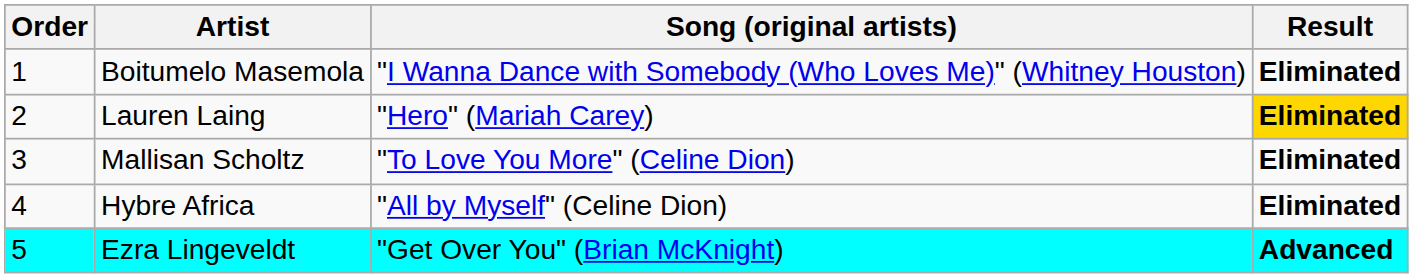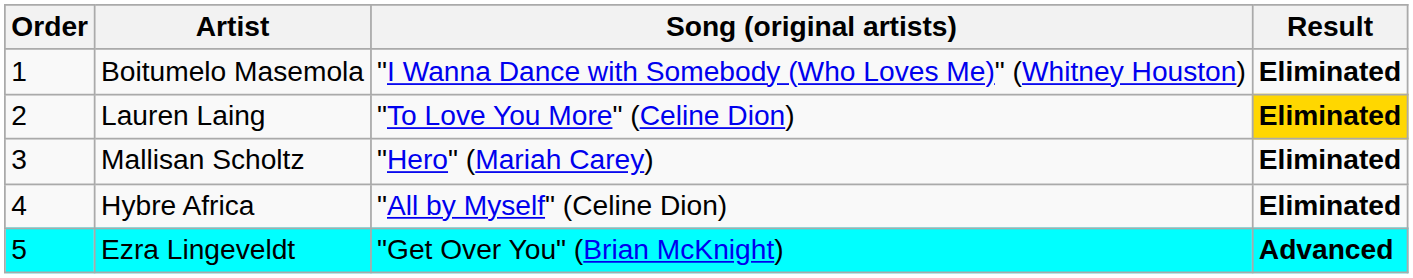(515, 116) "Hero" (Mariah Carey) -> (586, 116) "To Love You More" (Celine Dion)
(586, 160) "To Love You More" (Celine Dion) -> (515, 160) "Hero" (Mariah Carey)
